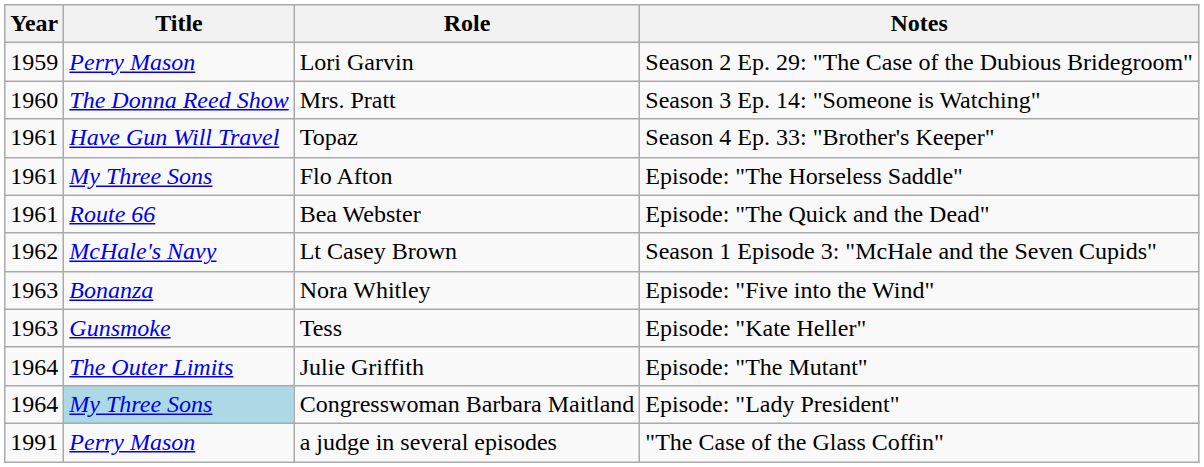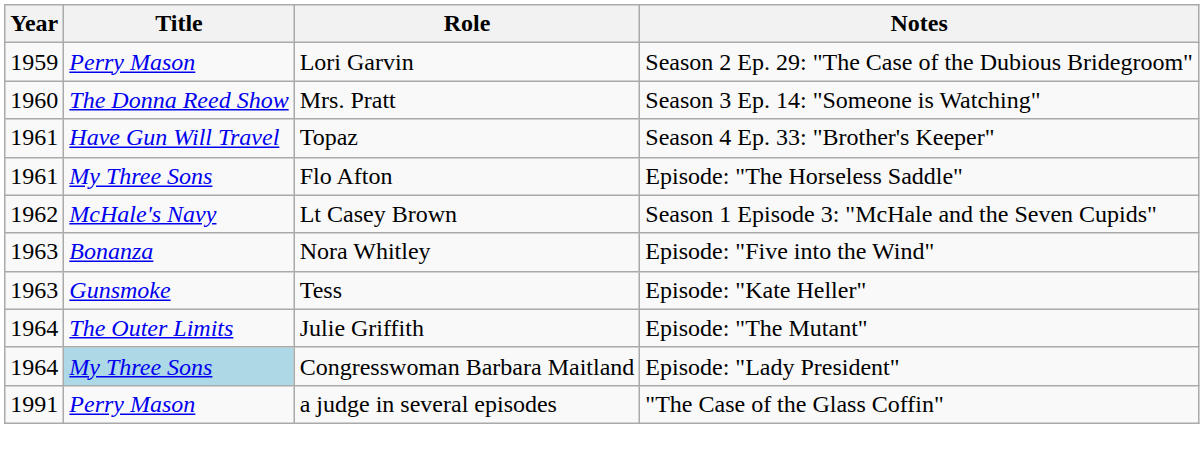- row: (360, 213)
